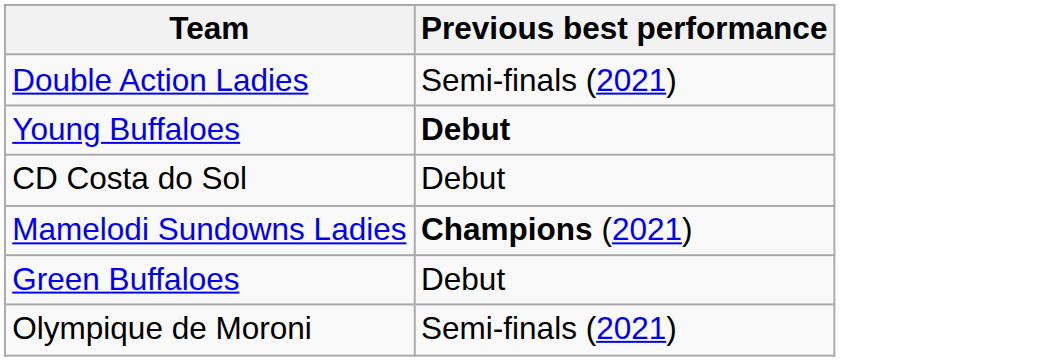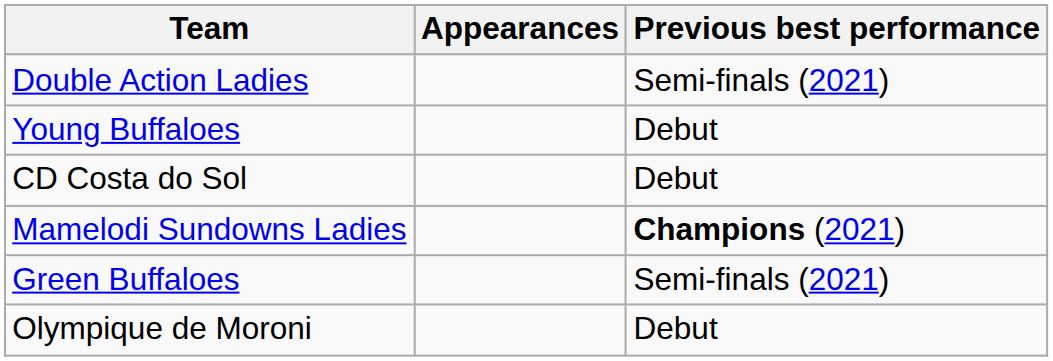+ column: (520, 29)
(466, 129) bold -> (676, 129) normal
(463, 279) Debut -> (761, 279) Semi-finals (2021)
(549, 329) Semi-finals (2021) -> (676, 329) Debut
